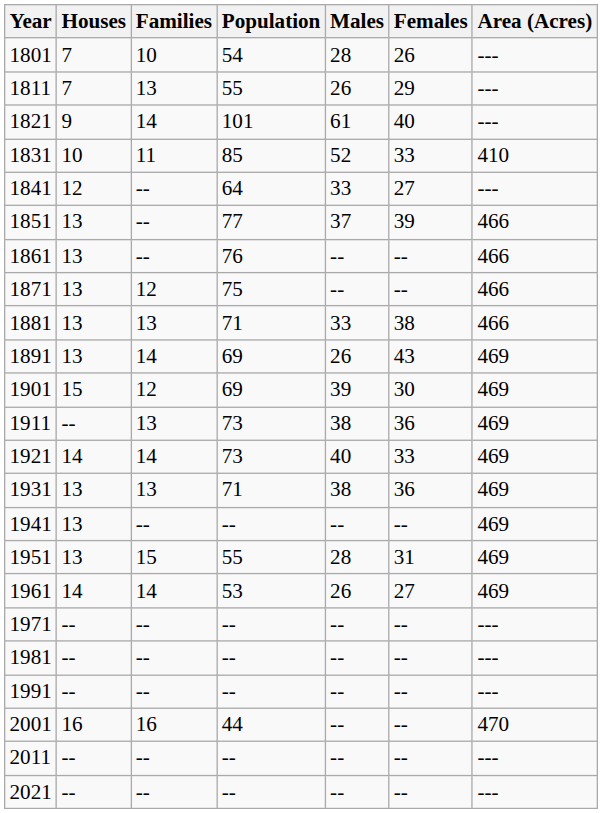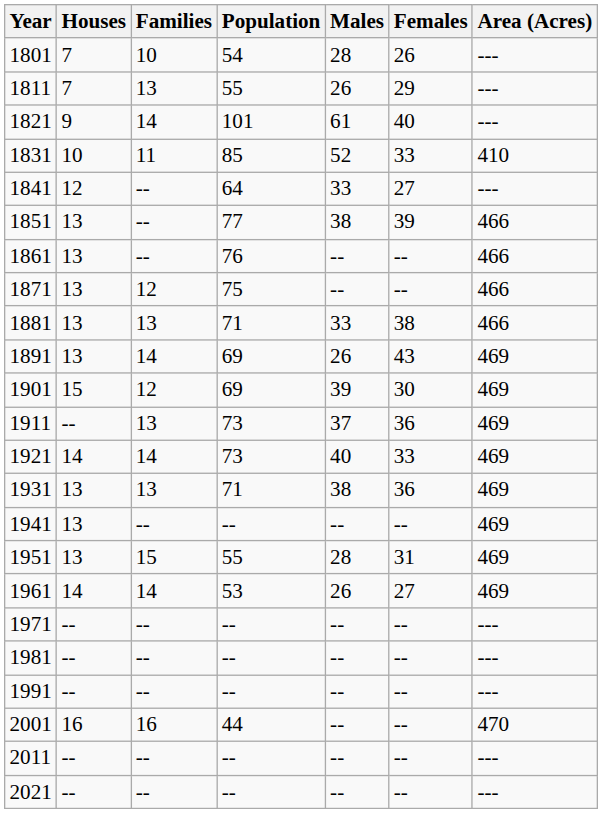(341, 222) 37 -> (341, 222) 38
(341, 423) 38 -> (341, 423) 37
